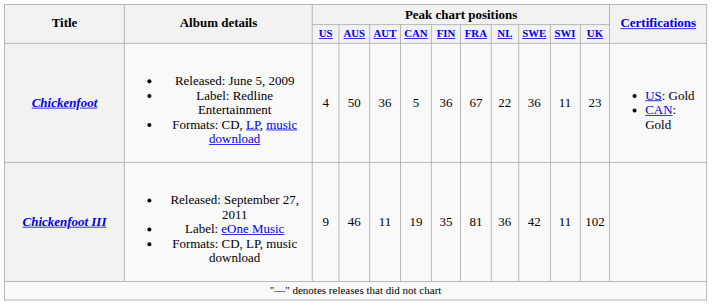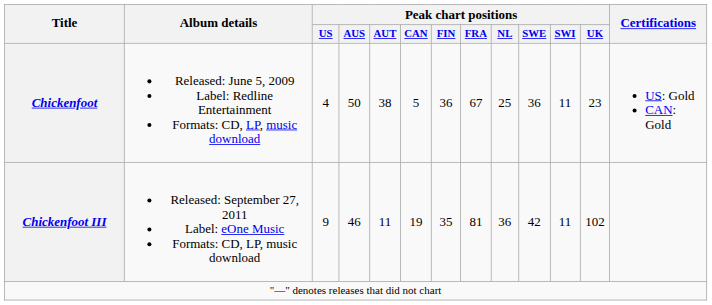(385, 102) 36 -> (385, 102) 38
(505, 102) 22 -> (505, 102) 25
